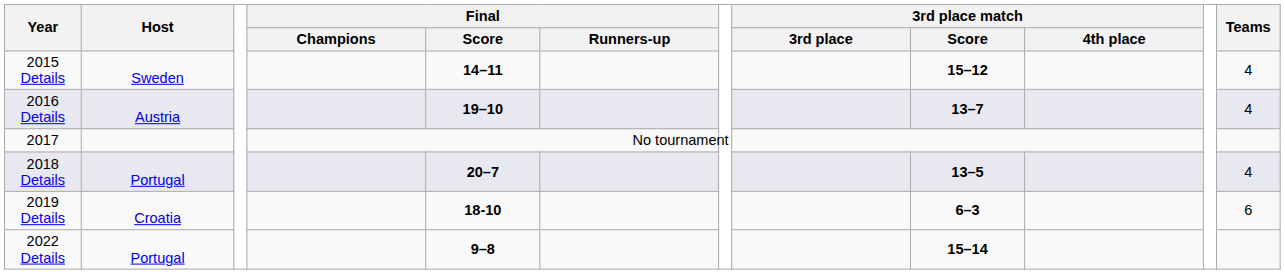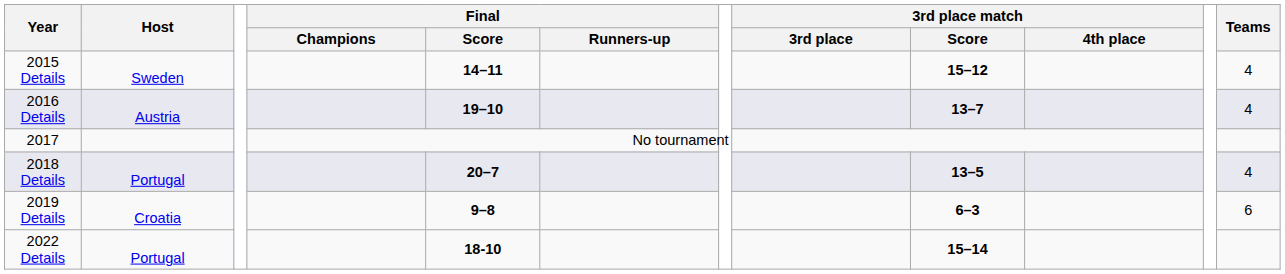(483, 211) 18-10 -> (483, 211) 9–8
(483, 250) 9–8 -> (483, 250) 18-10
